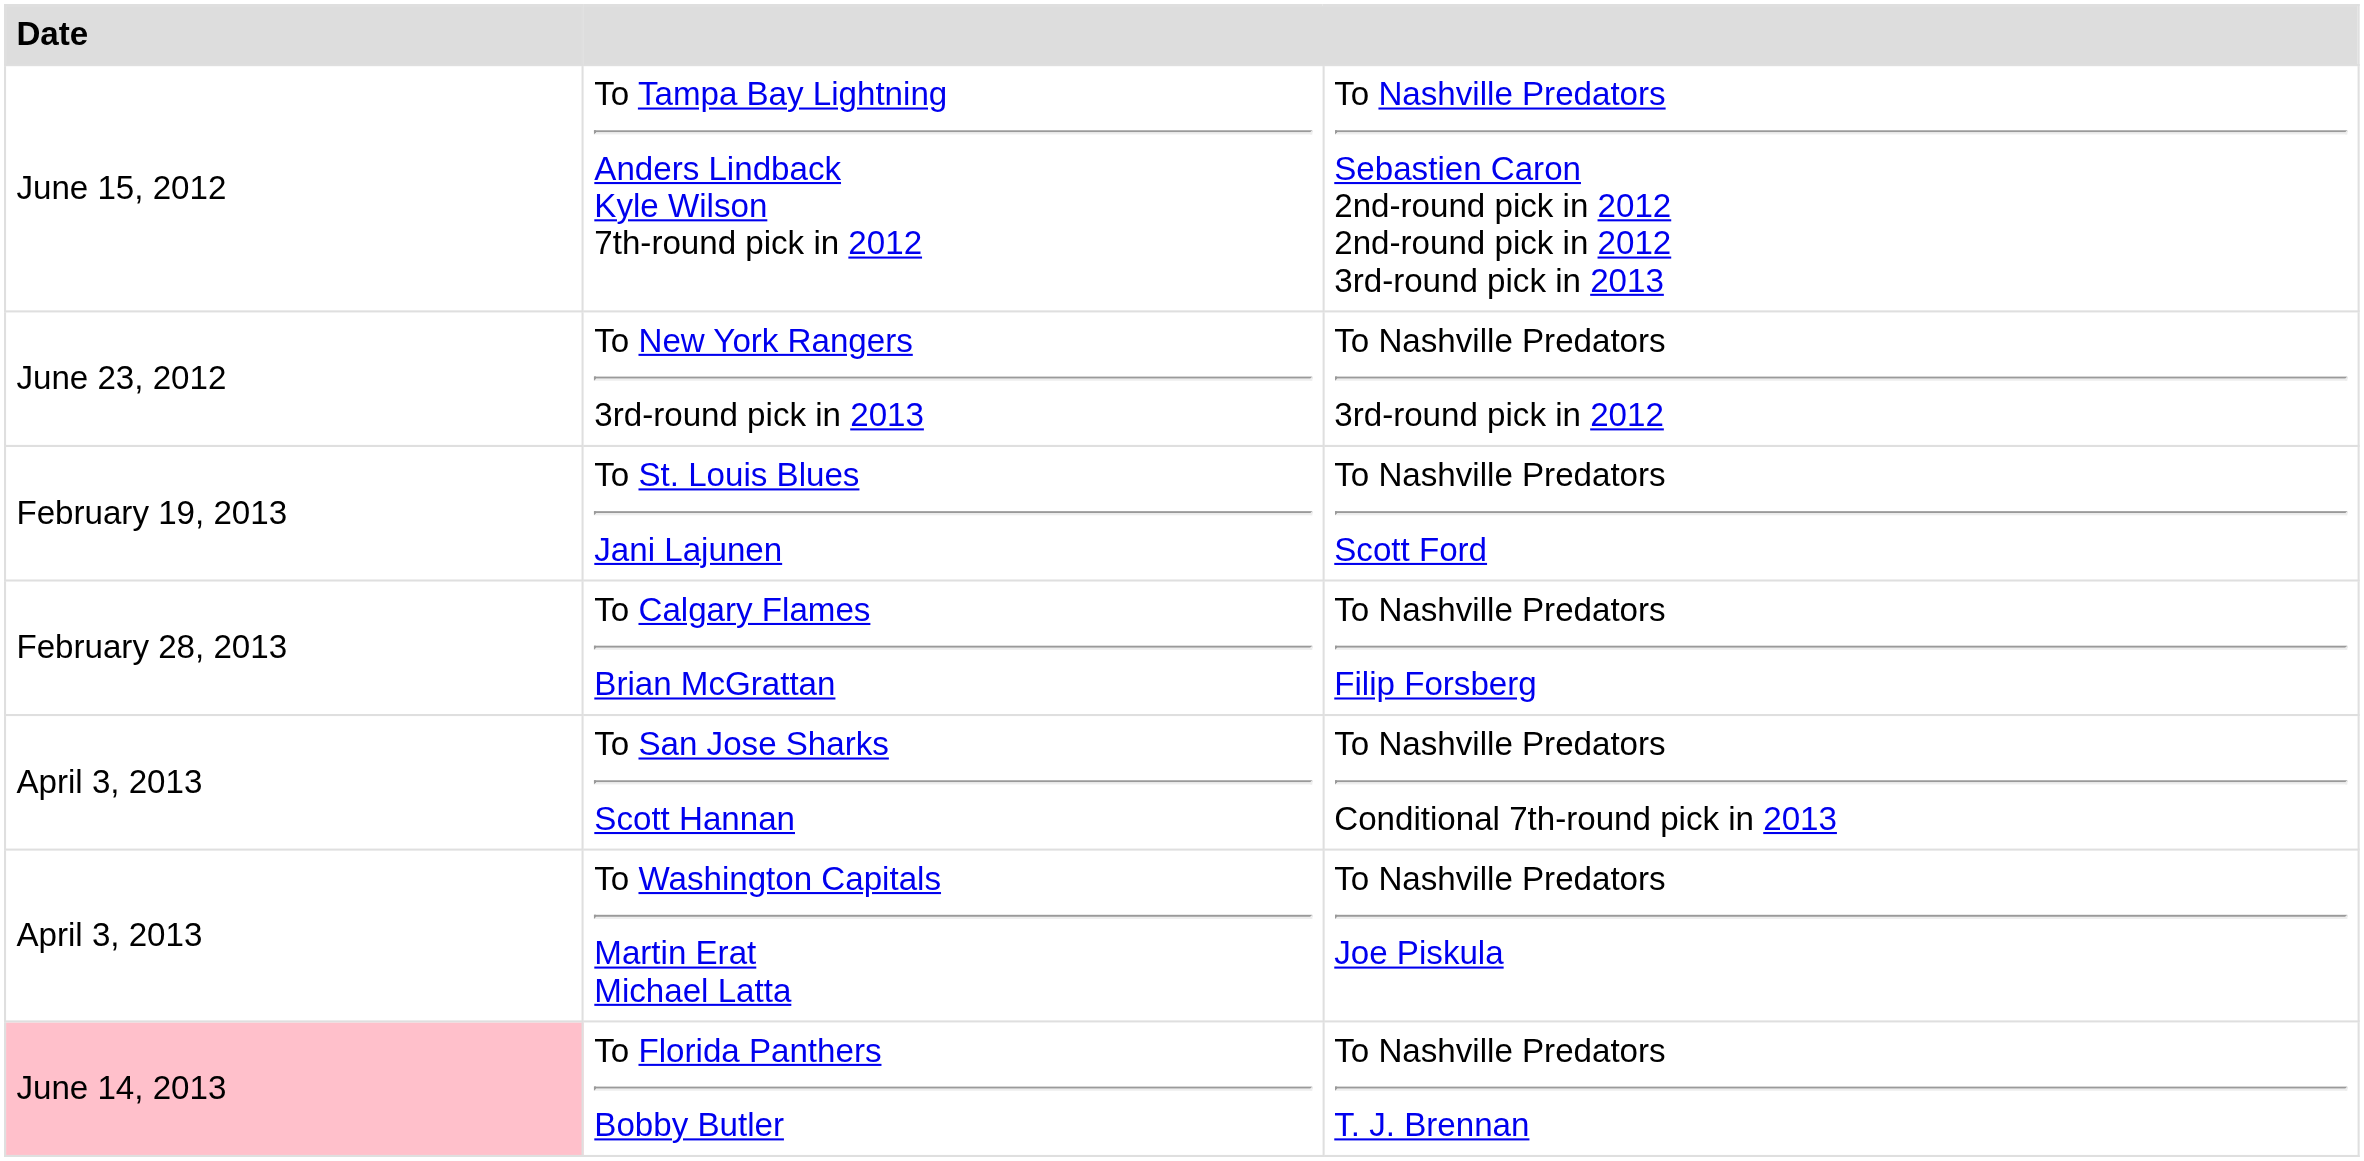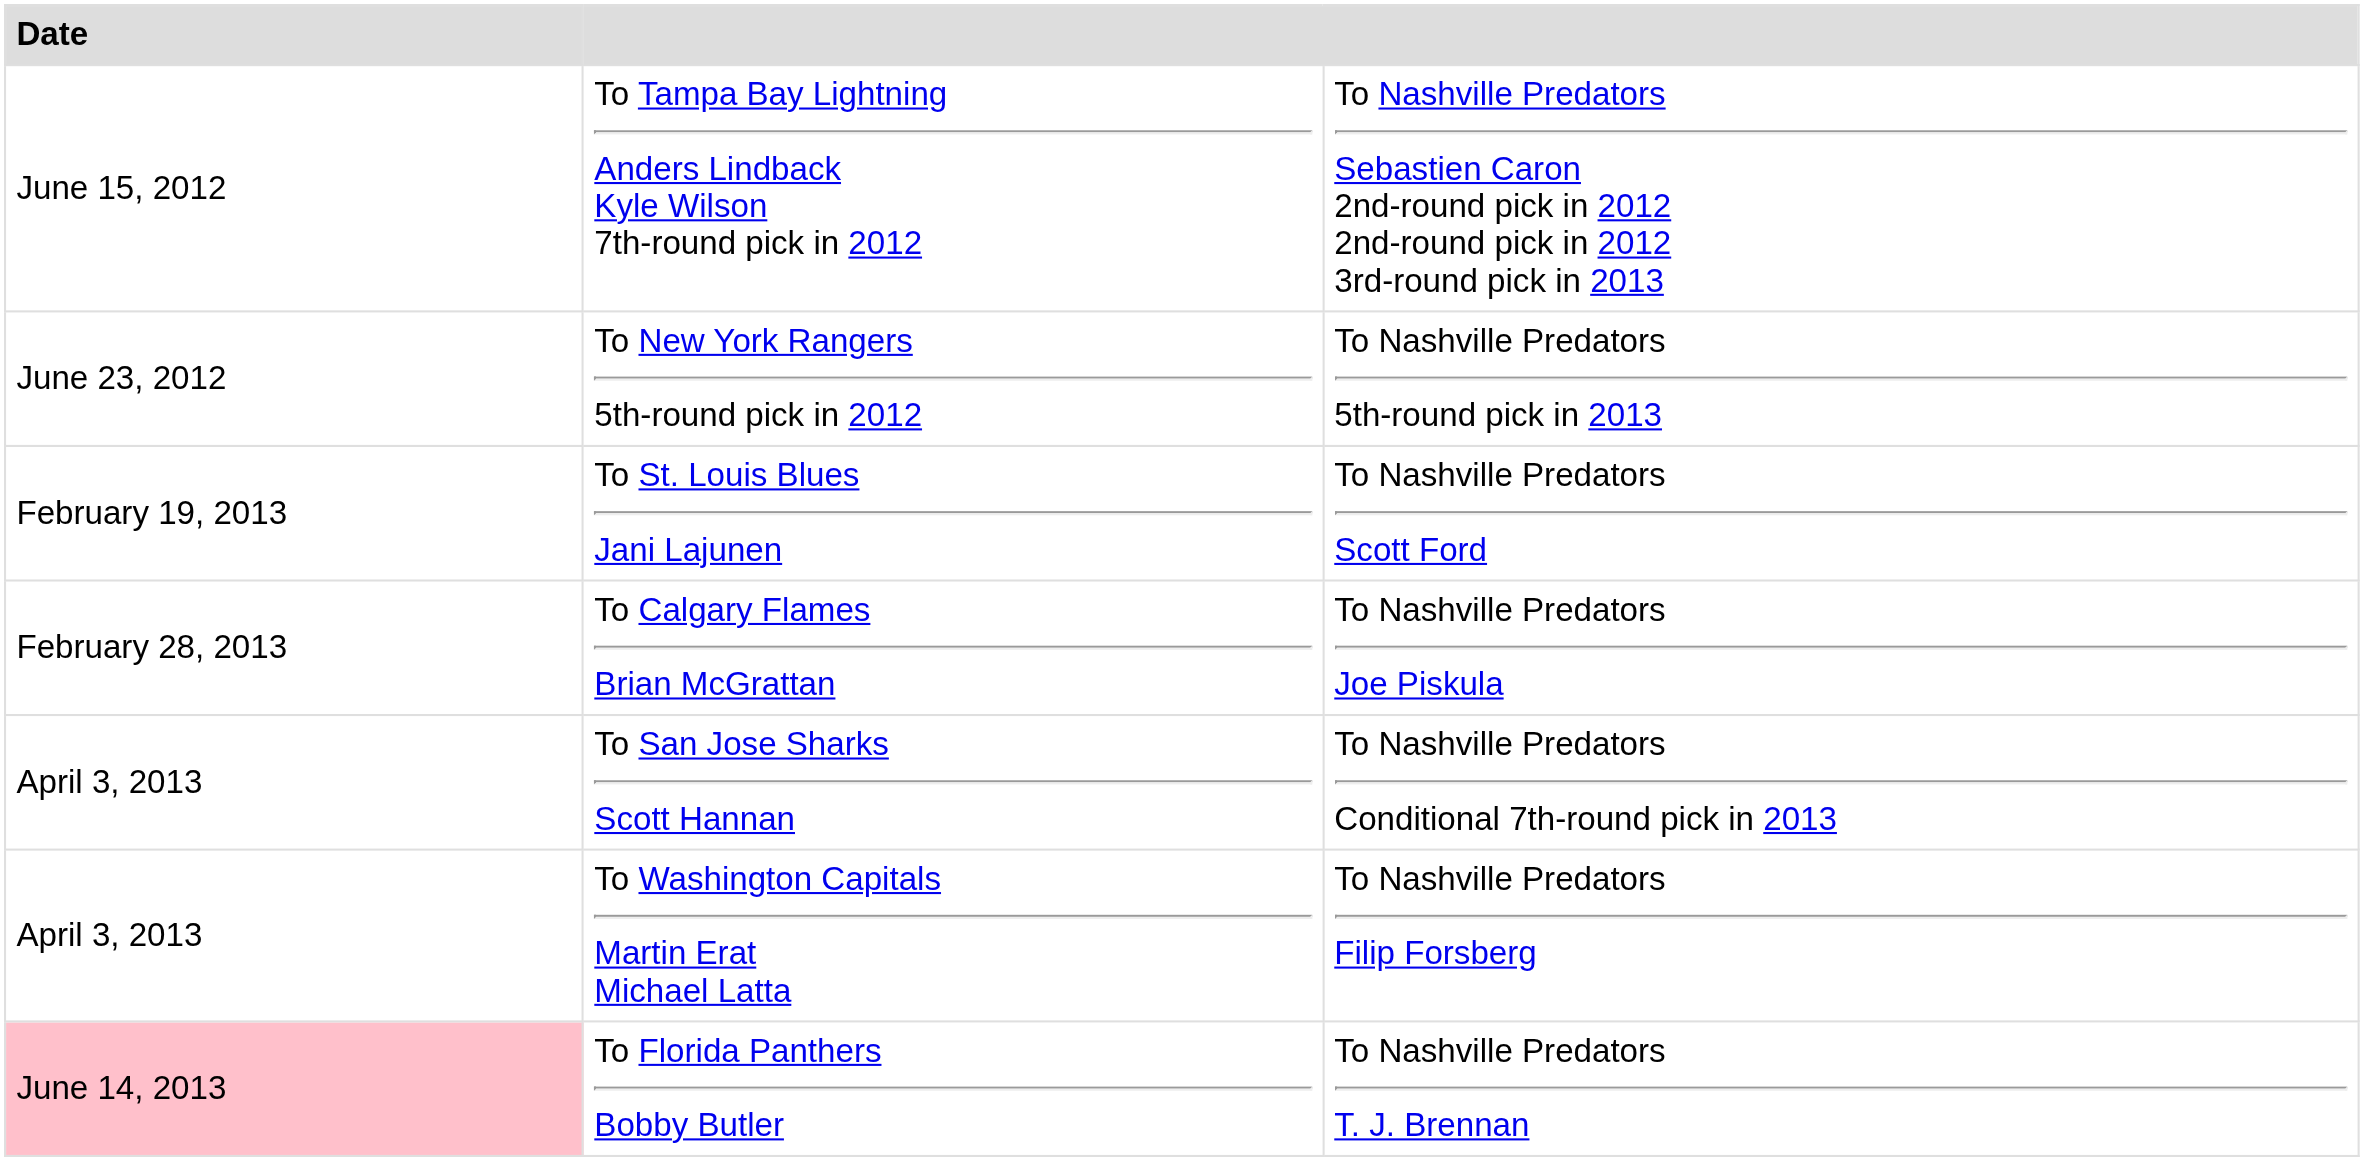- row: (953, 378)
+ row: (953, 378)
(1840, 647) To Nashville Predators Filip Forsberg -> (1840, 647) To Nashville Predators Joe Piskula
(1840, 916) To Nashville Predators Joe Piskula -> (1840, 916) To Nashville Predators Filip Forsberg
